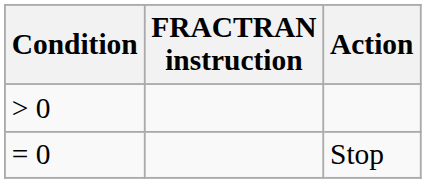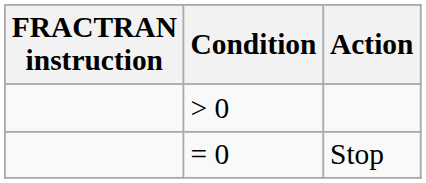columns swapped: (234, 44) <-> (75, 44)
